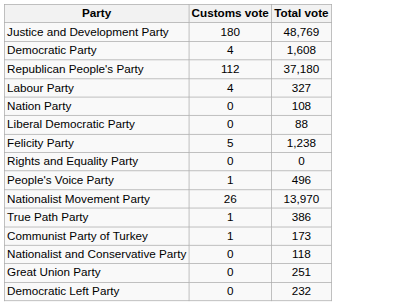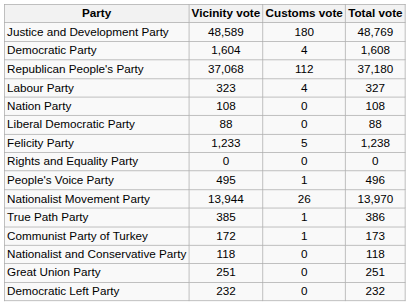+ column: (226, 13)
